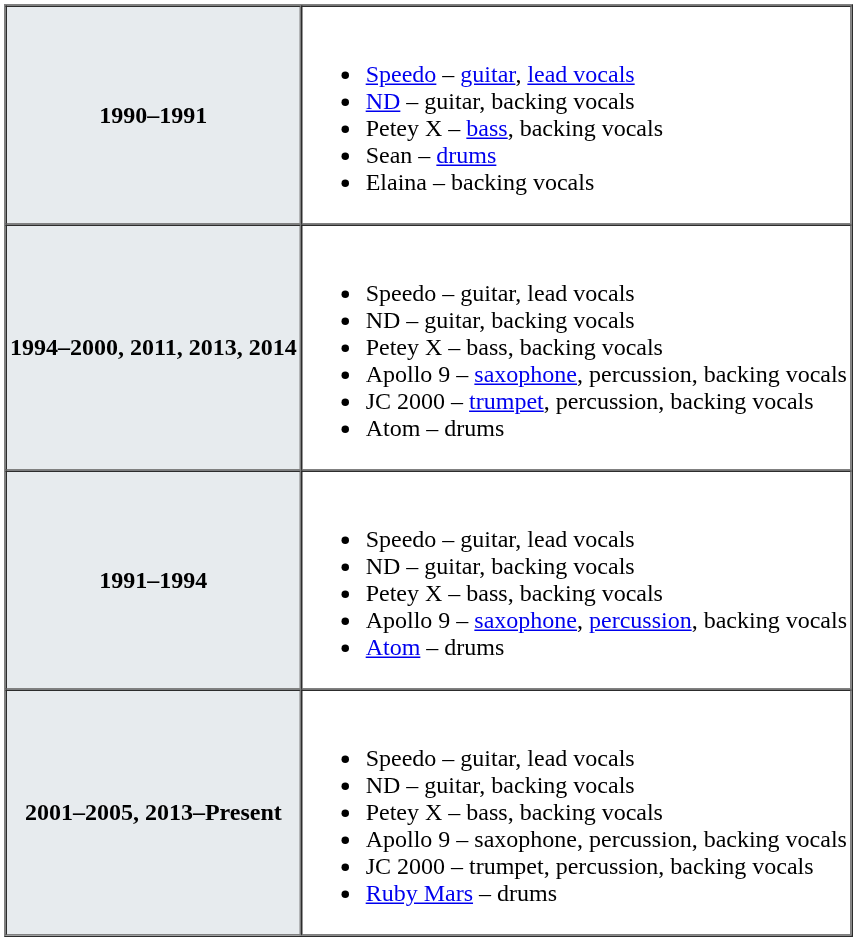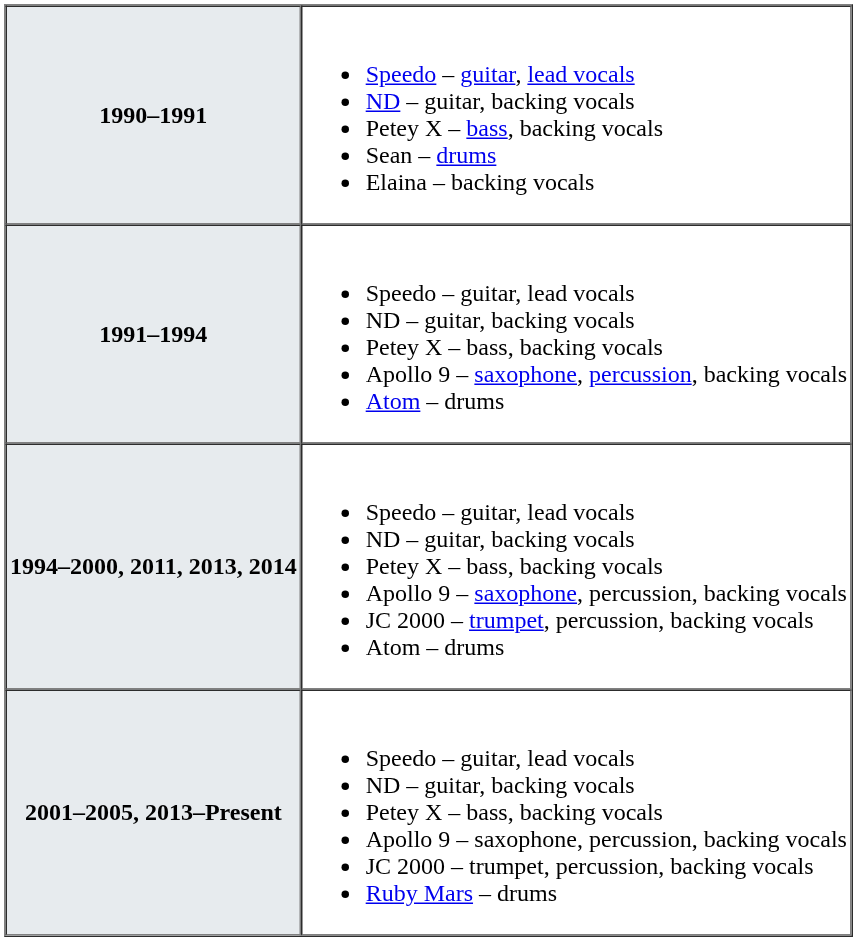rows swapped: (153, 579) <-> (153, 347)
